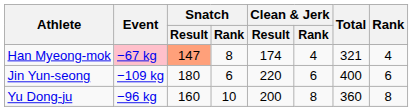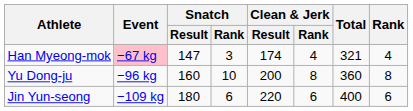(189, 55) lightsalmon background -> (189, 55) no background
(229, 55) 8 -> (229, 55) 3
rows swapped: (40, 97) <-> (49, 76)
